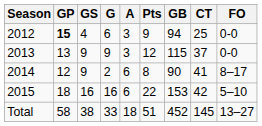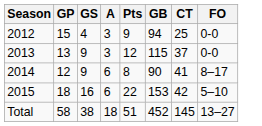- column: (111, 14)
(64, 33) bold -> (64, 33) normal
